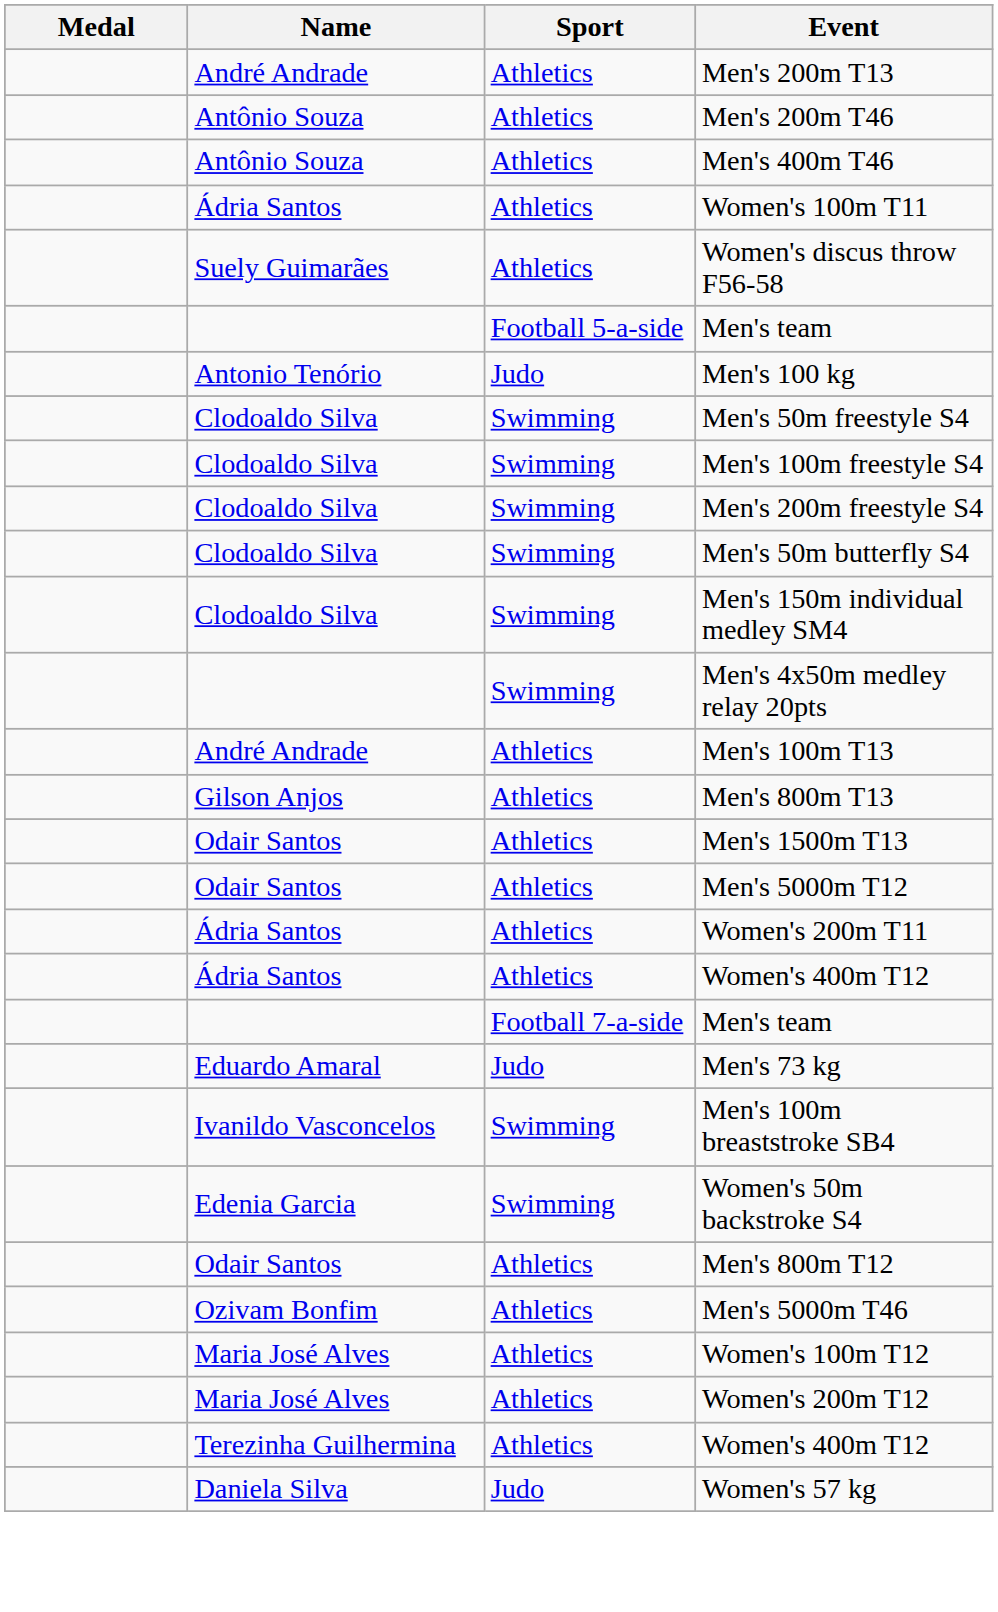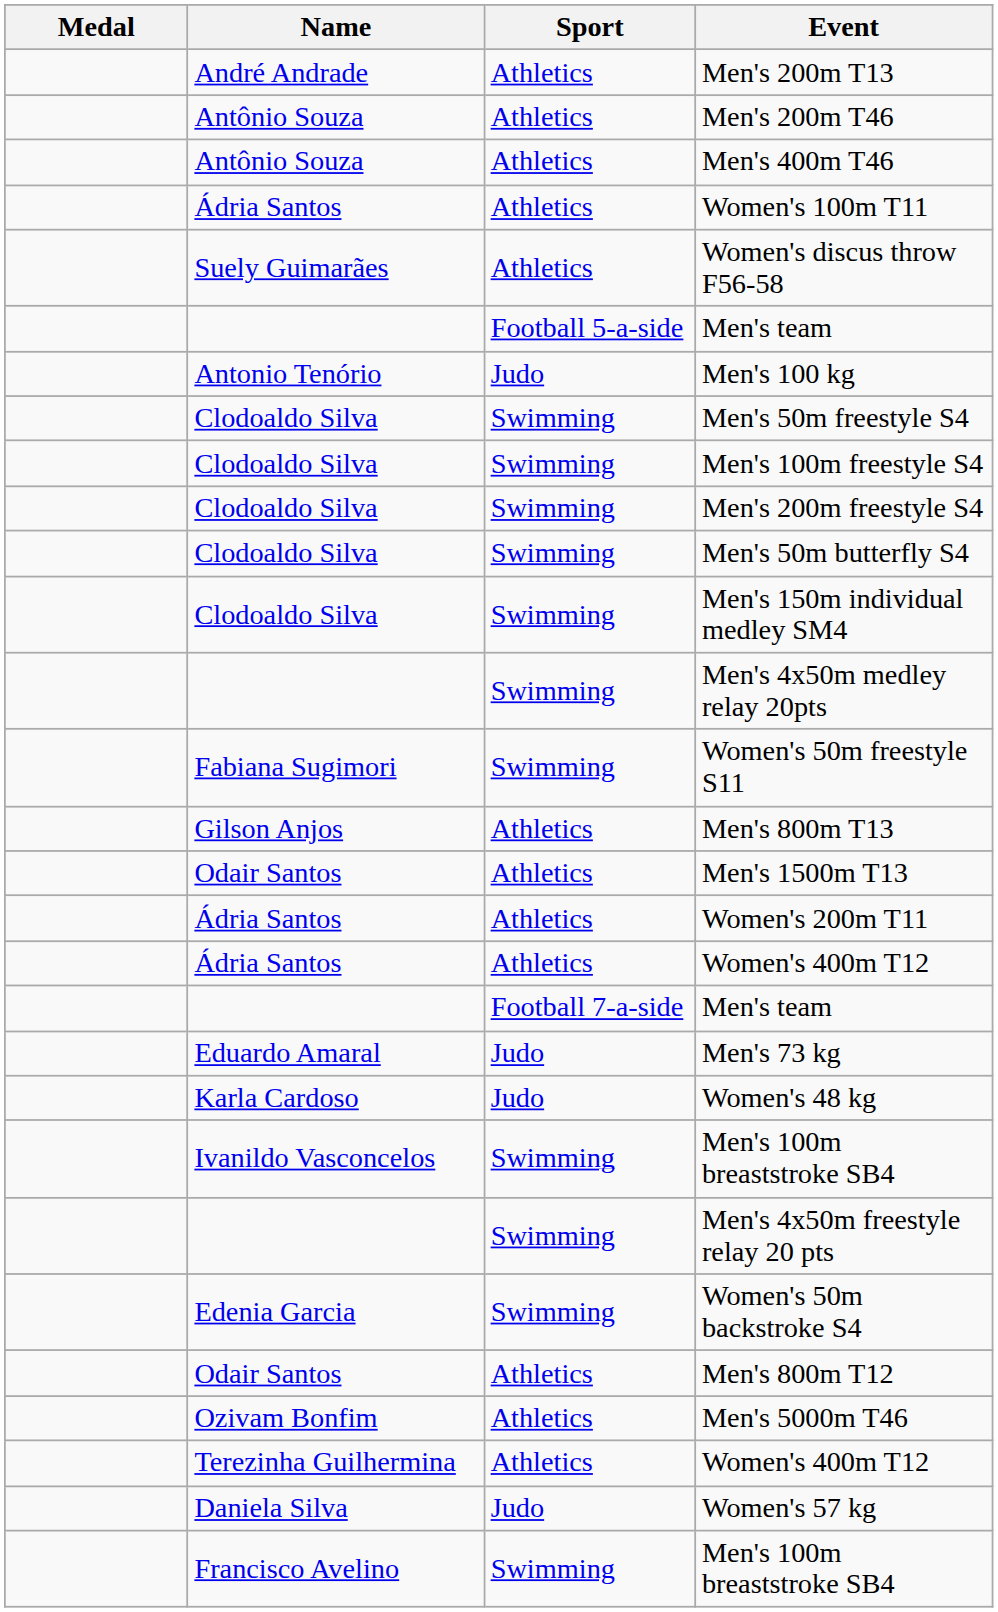+ row: (295, 767)
- row: (281, 751)
- row: (268, 886)
+ row: (277, 1097)
+ row: (336, 1236)
- row: (292, 1354)
- row: (292, 1398)
+ row: (297, 1568)
